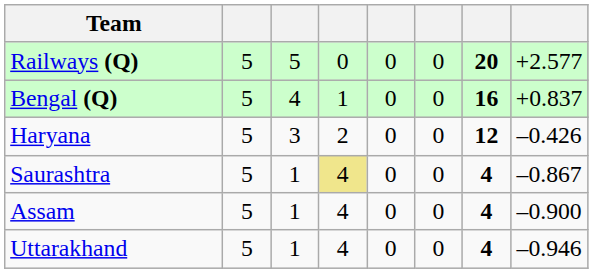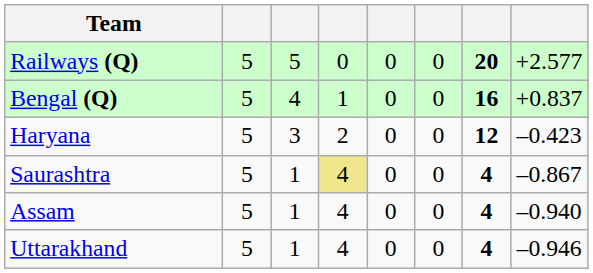(549, 135) –0.426 -> (549, 135) –0.423
(549, 211) –0.900 -> (549, 211) –0.940
